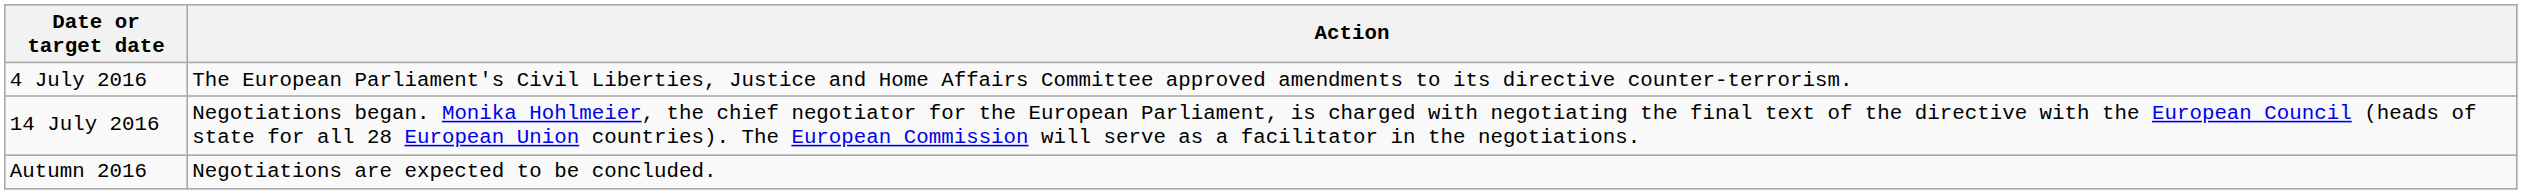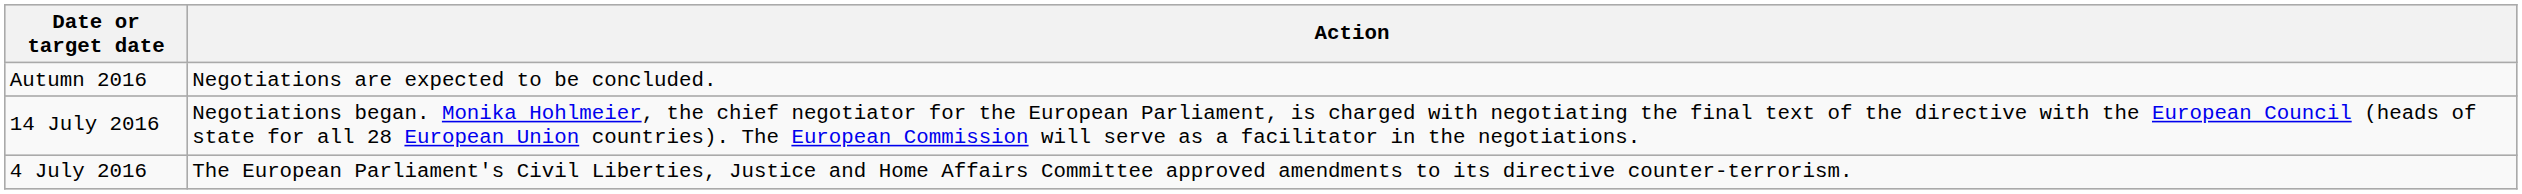rows swapped: (78, 80) <-> (78, 171)
